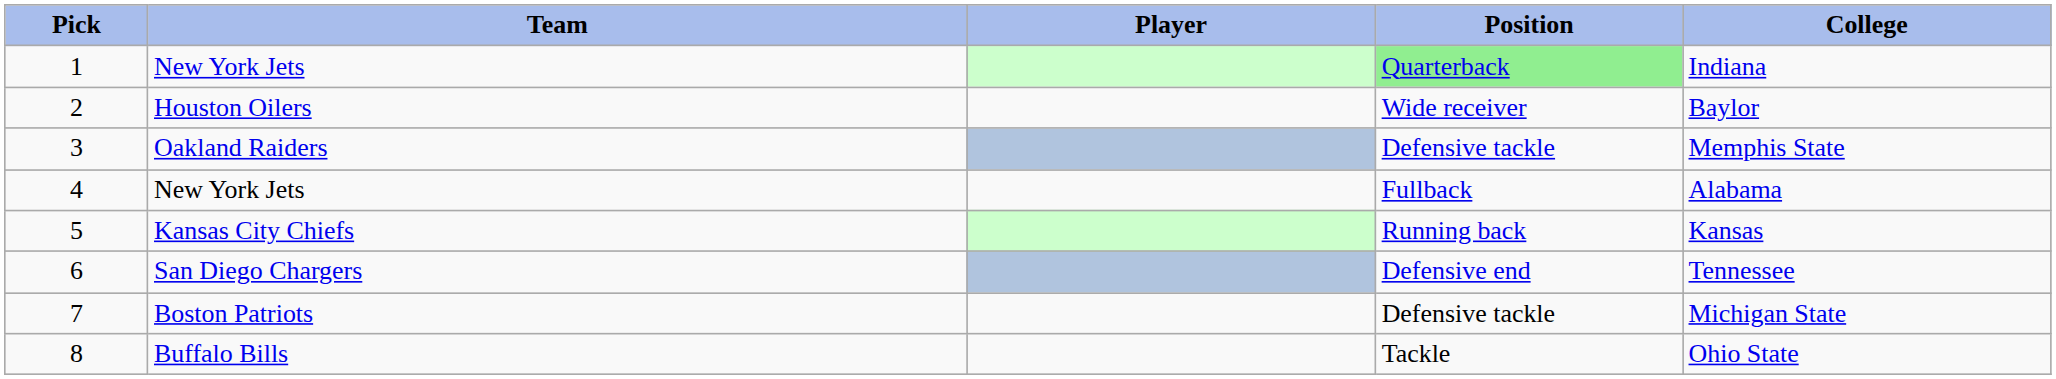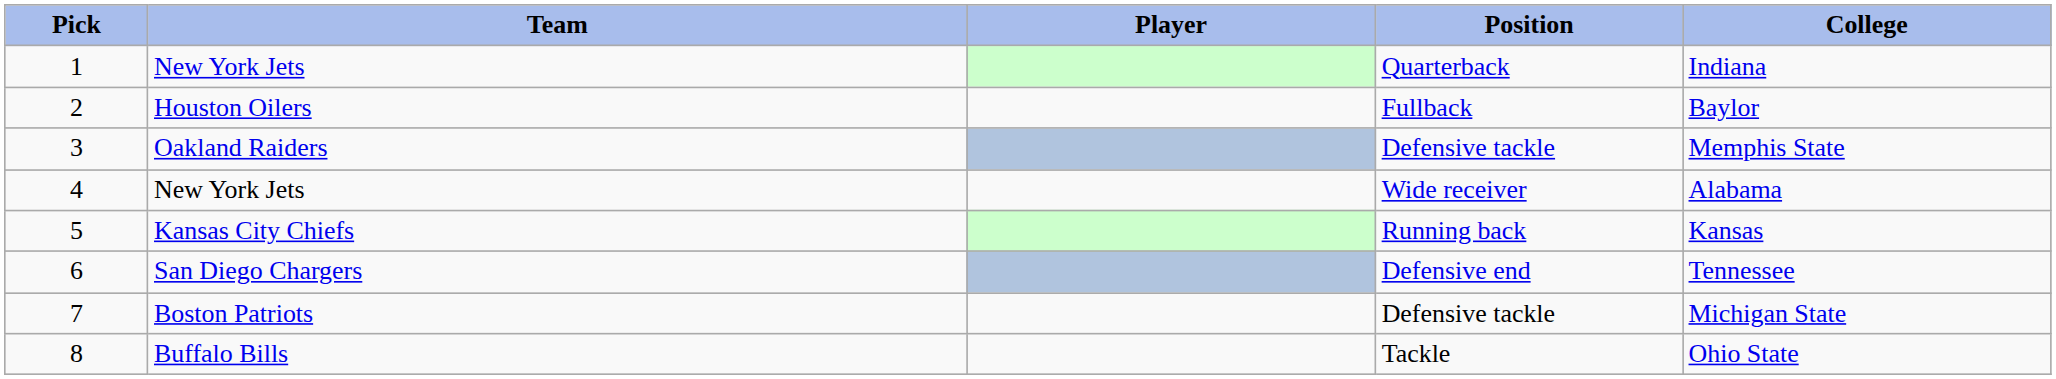(1446, 66) lightgreen background -> (1446, 66) no background
(1454, 107) Wide receiver -> (1427, 107) Fullback
(1427, 189) Fullback -> (1454, 189) Wide receiver
